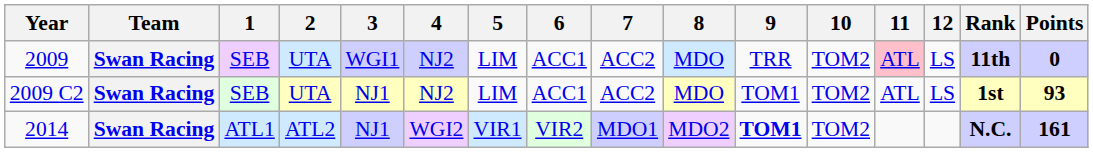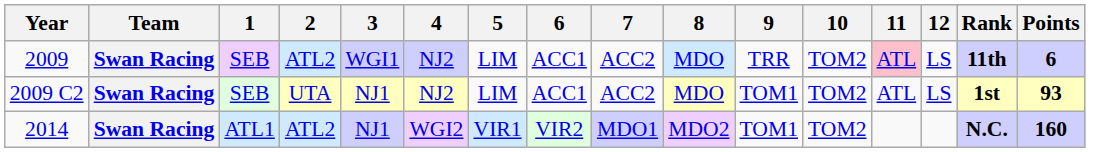(310, 58) UTA -> (310, 58) ATL2
(1055, 58) 0 -> (1051, 58) 6
(771, 129) bold -> (769, 129) normal
(1055, 129) 161 -> (1051, 129) 160
